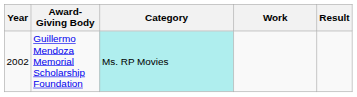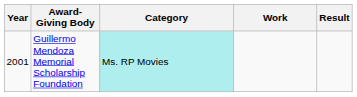(18, 61) 2002 -> (18, 61) 2001
